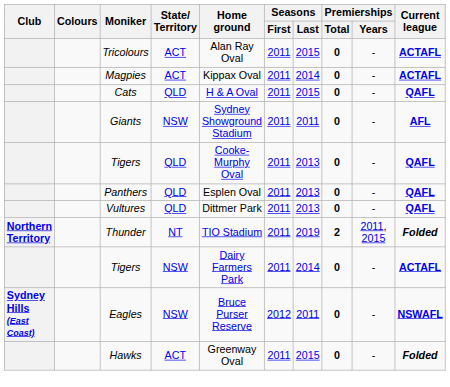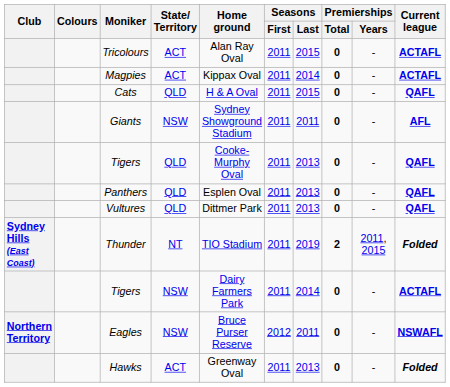(29, 232) Northern Territory -> (26, 244) Sydney Hills (East Coast)
(26, 314) Sydney Hills (East Coast) -> (29, 332) Northern Territory
(308, 355) 2015 -> (308, 367) 2013
